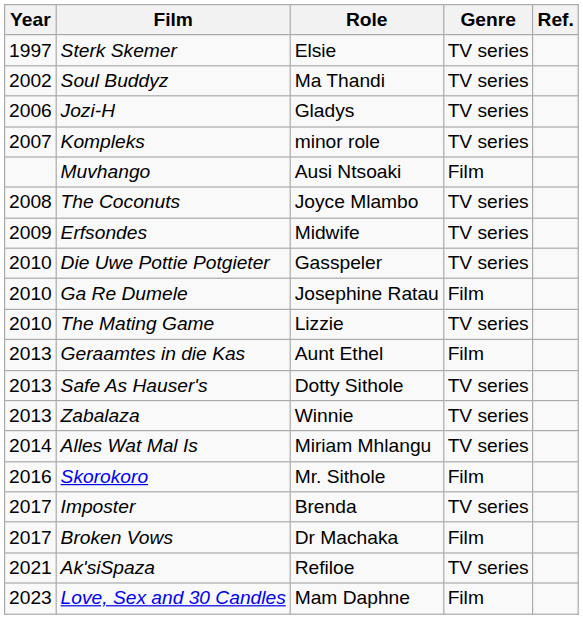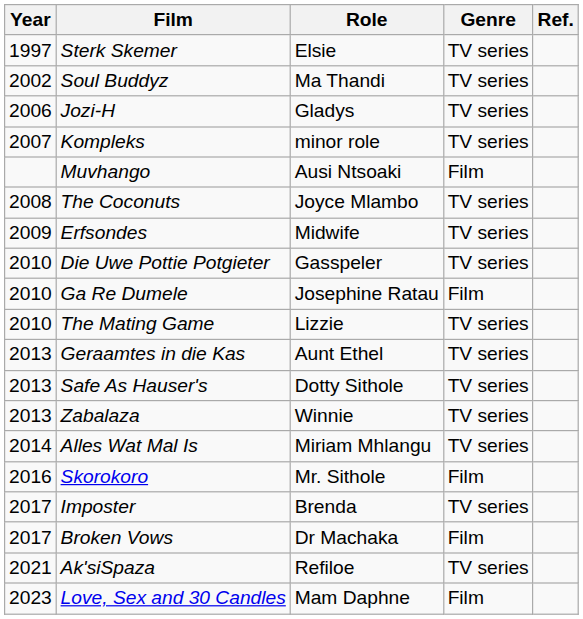(466, 354) Film -> (488, 354) TV series
